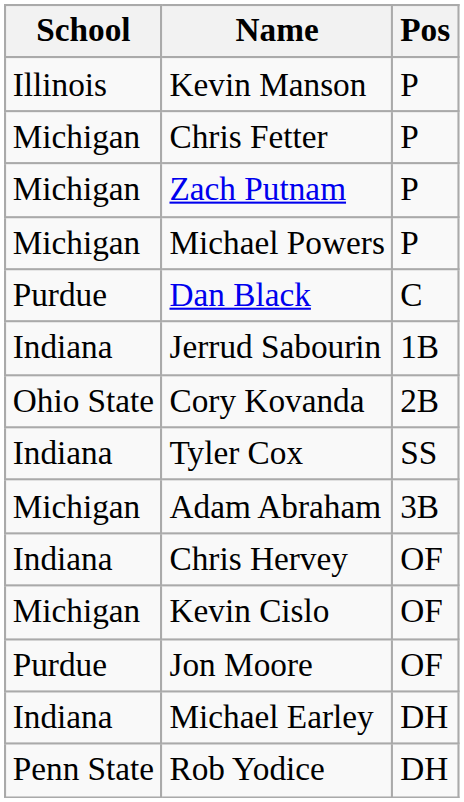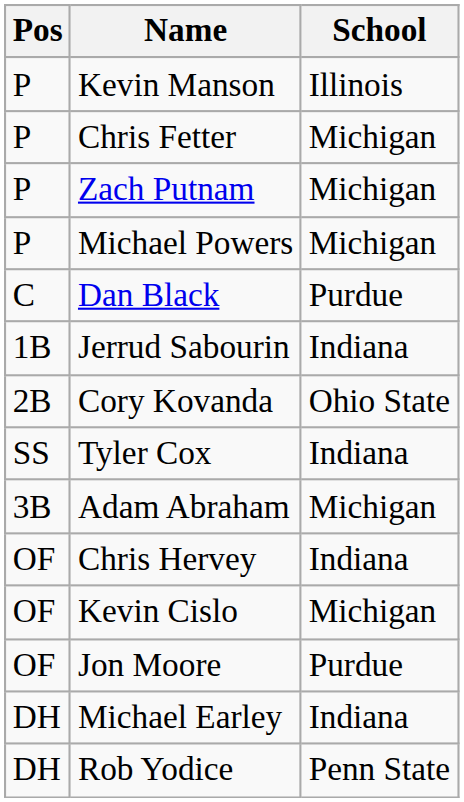columns swapped: (425, 30) <-> (83, 30)
